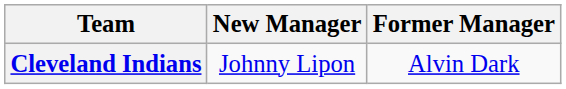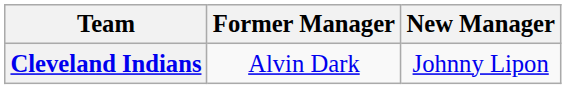columns swapped: (464, 24) <-> (287, 24)
